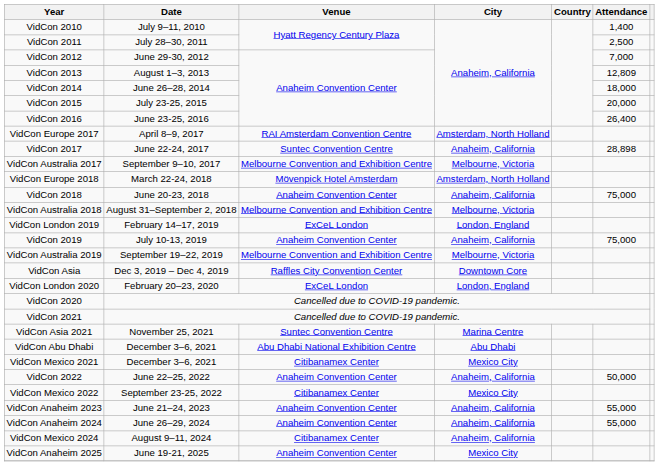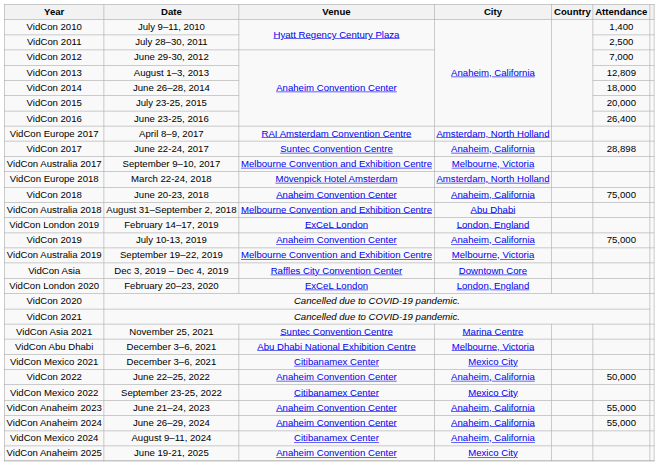(493, 210) Melbourne, Victoria -> (493, 210) Abu Dhabi
(493, 347) Abu Dhabi -> (493, 347) Melbourne, Victoria
